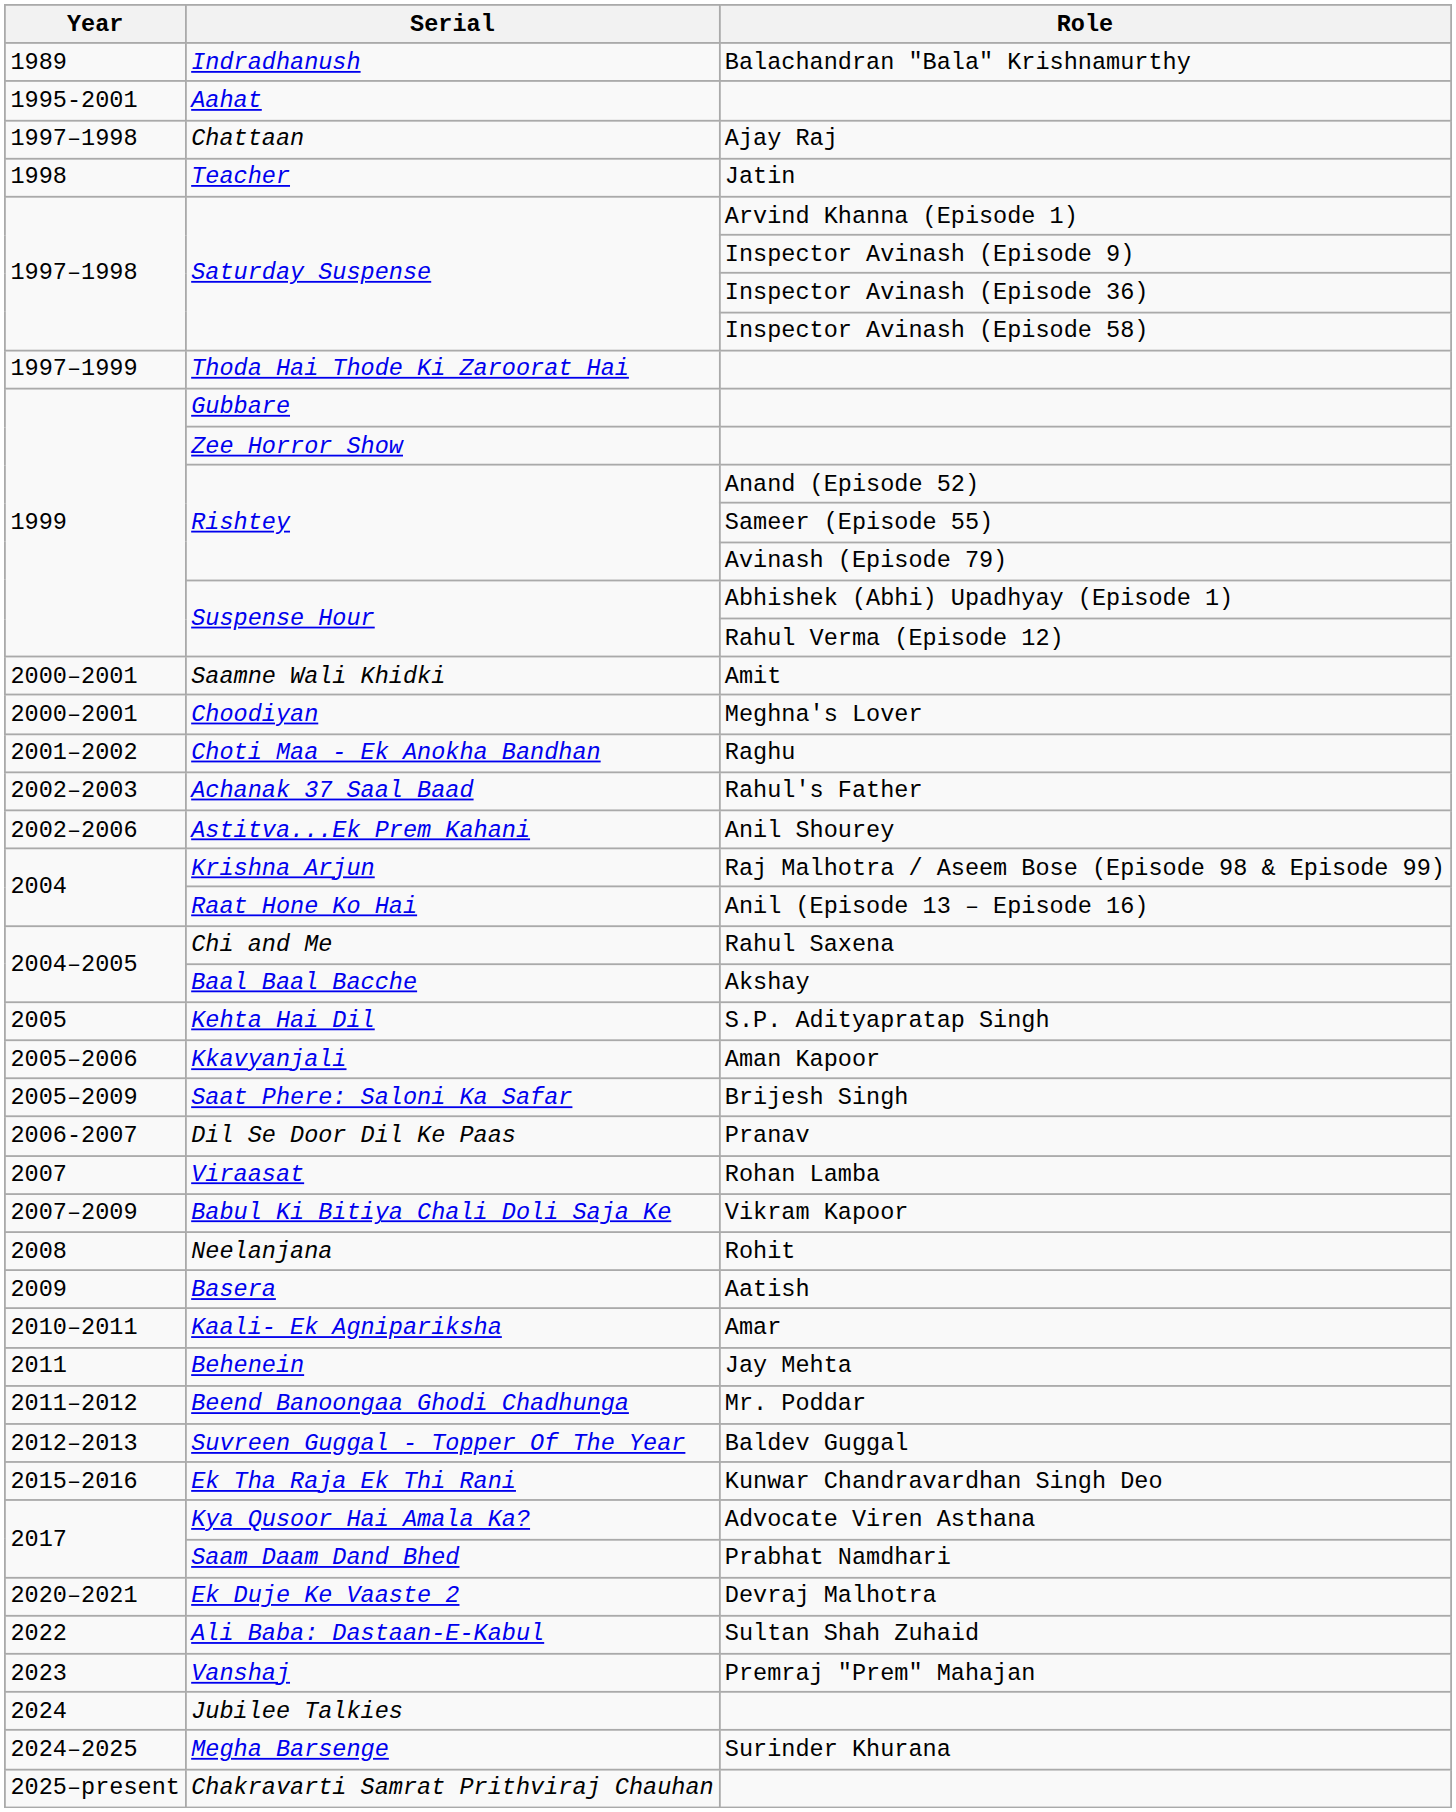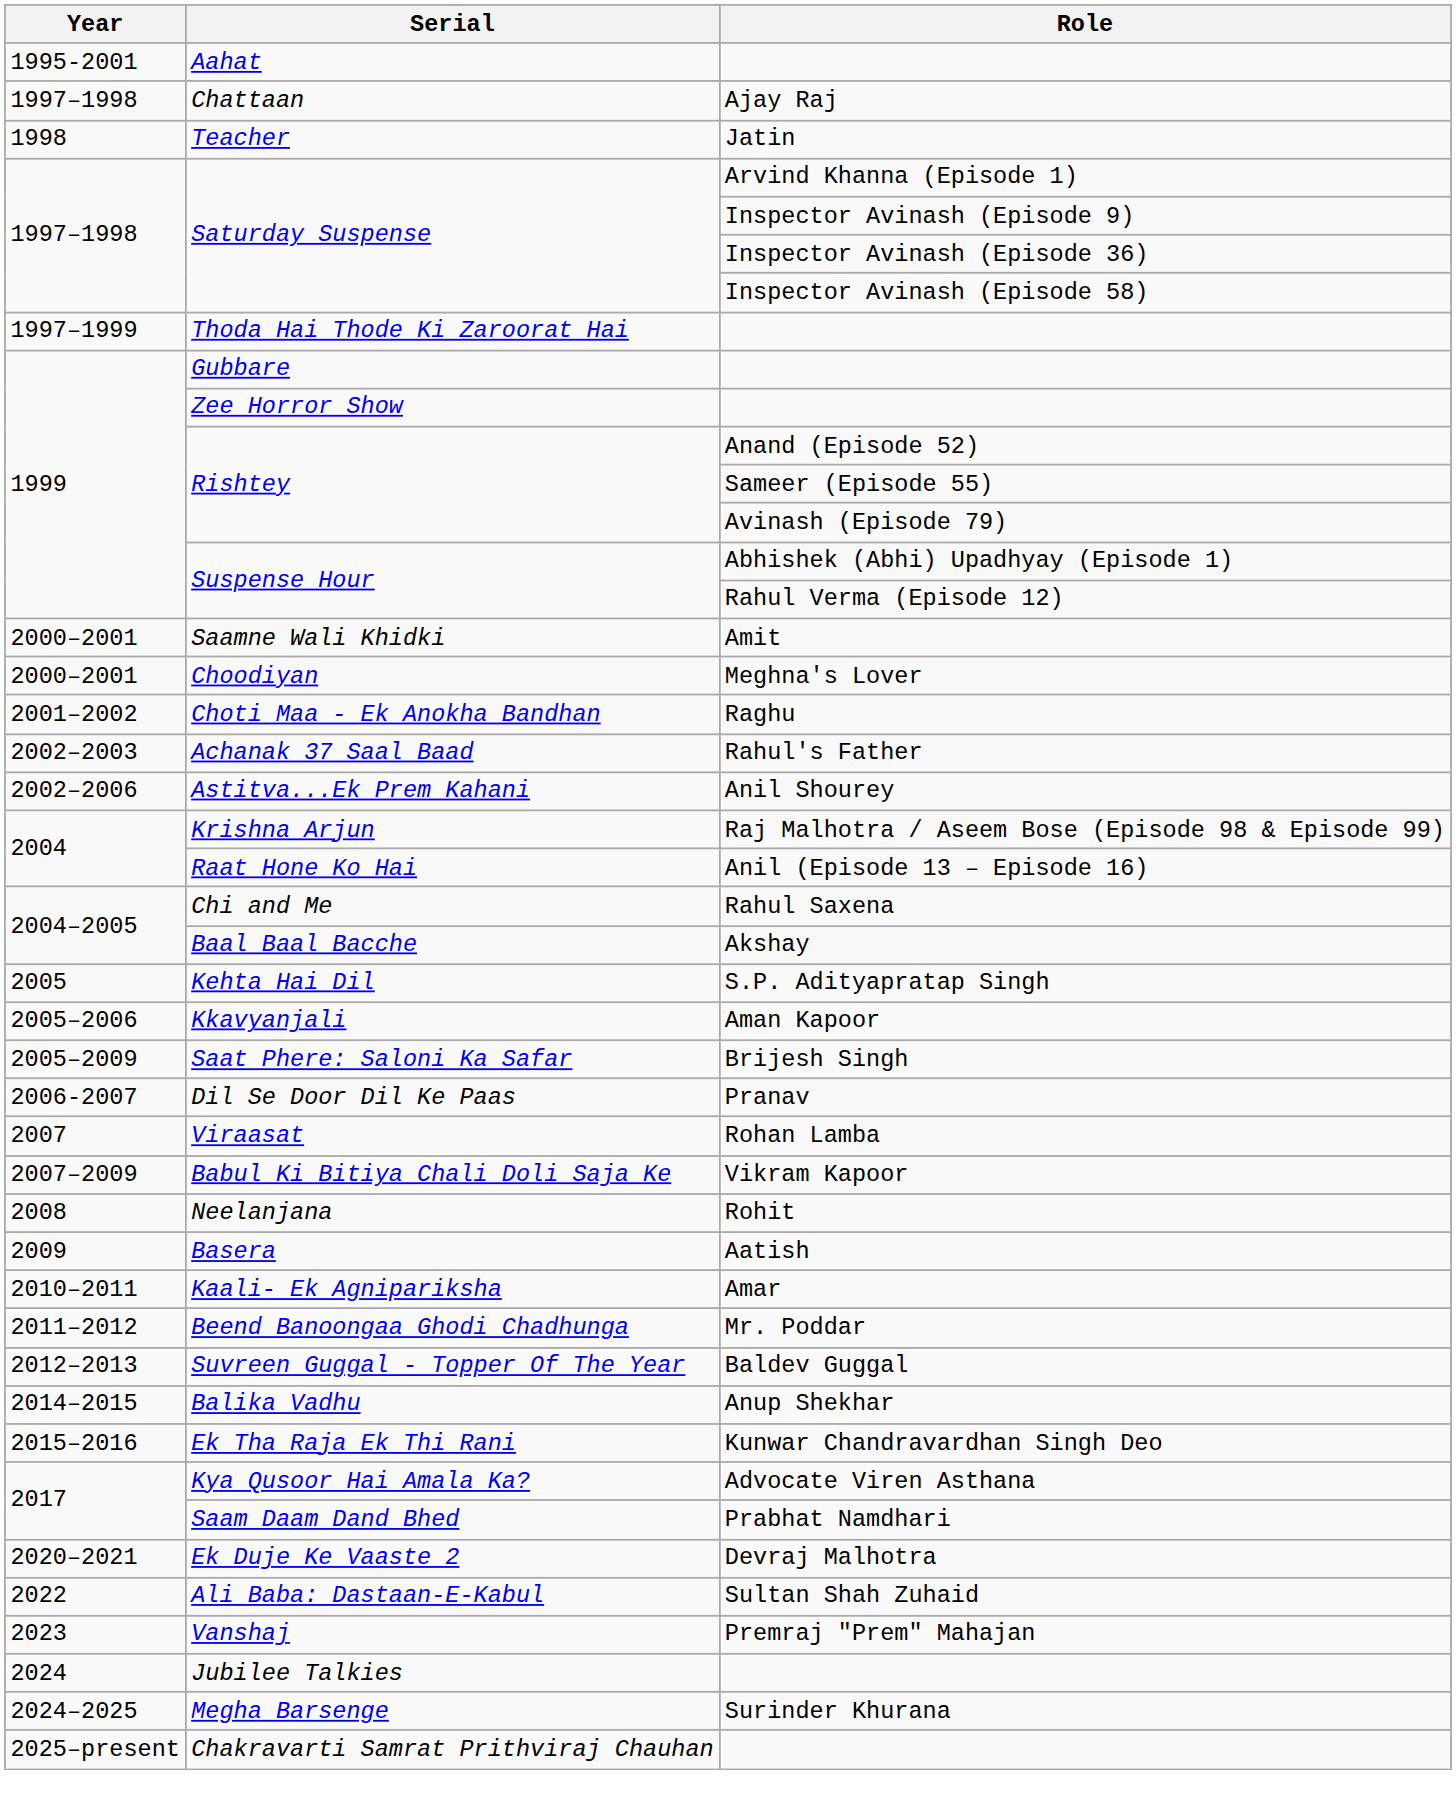- row: (276, 62)
- row: (248, 1366)
+ row: (276, 1405)
